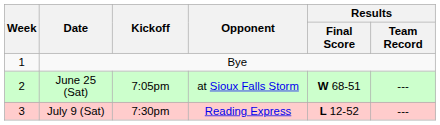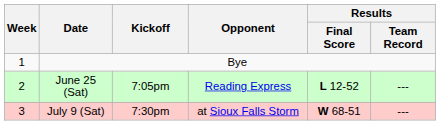(248, 86) at Sioux Falls Storm -> (248, 86) Reading Express
(339, 86) W 68-51 -> (339, 86) L 12-52
(248, 111) Reading Express -> (248, 111) at Sioux Falls Storm
(339, 111) L 12-52 -> (339, 111) W 68-51
